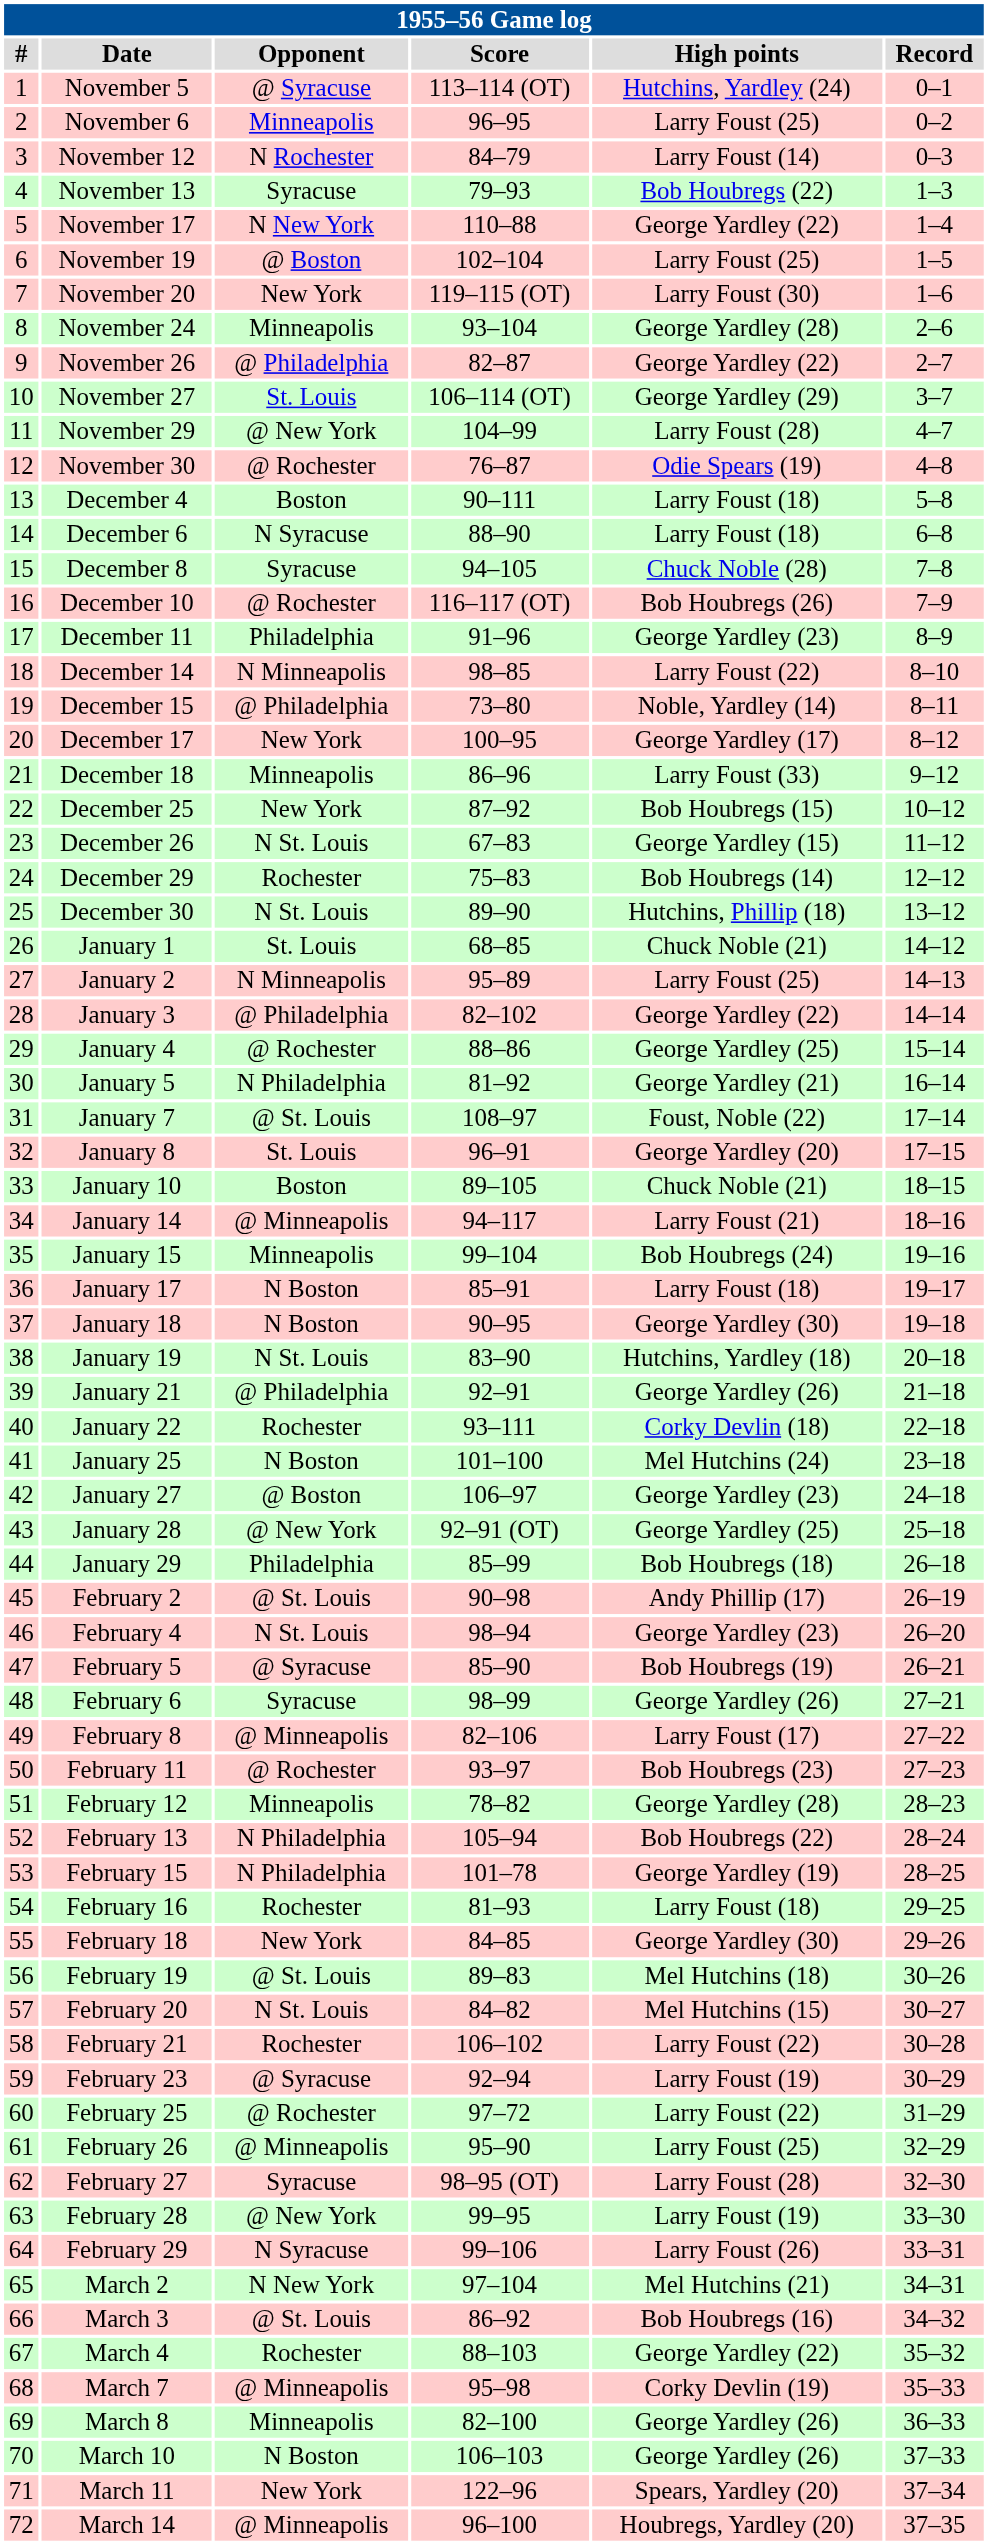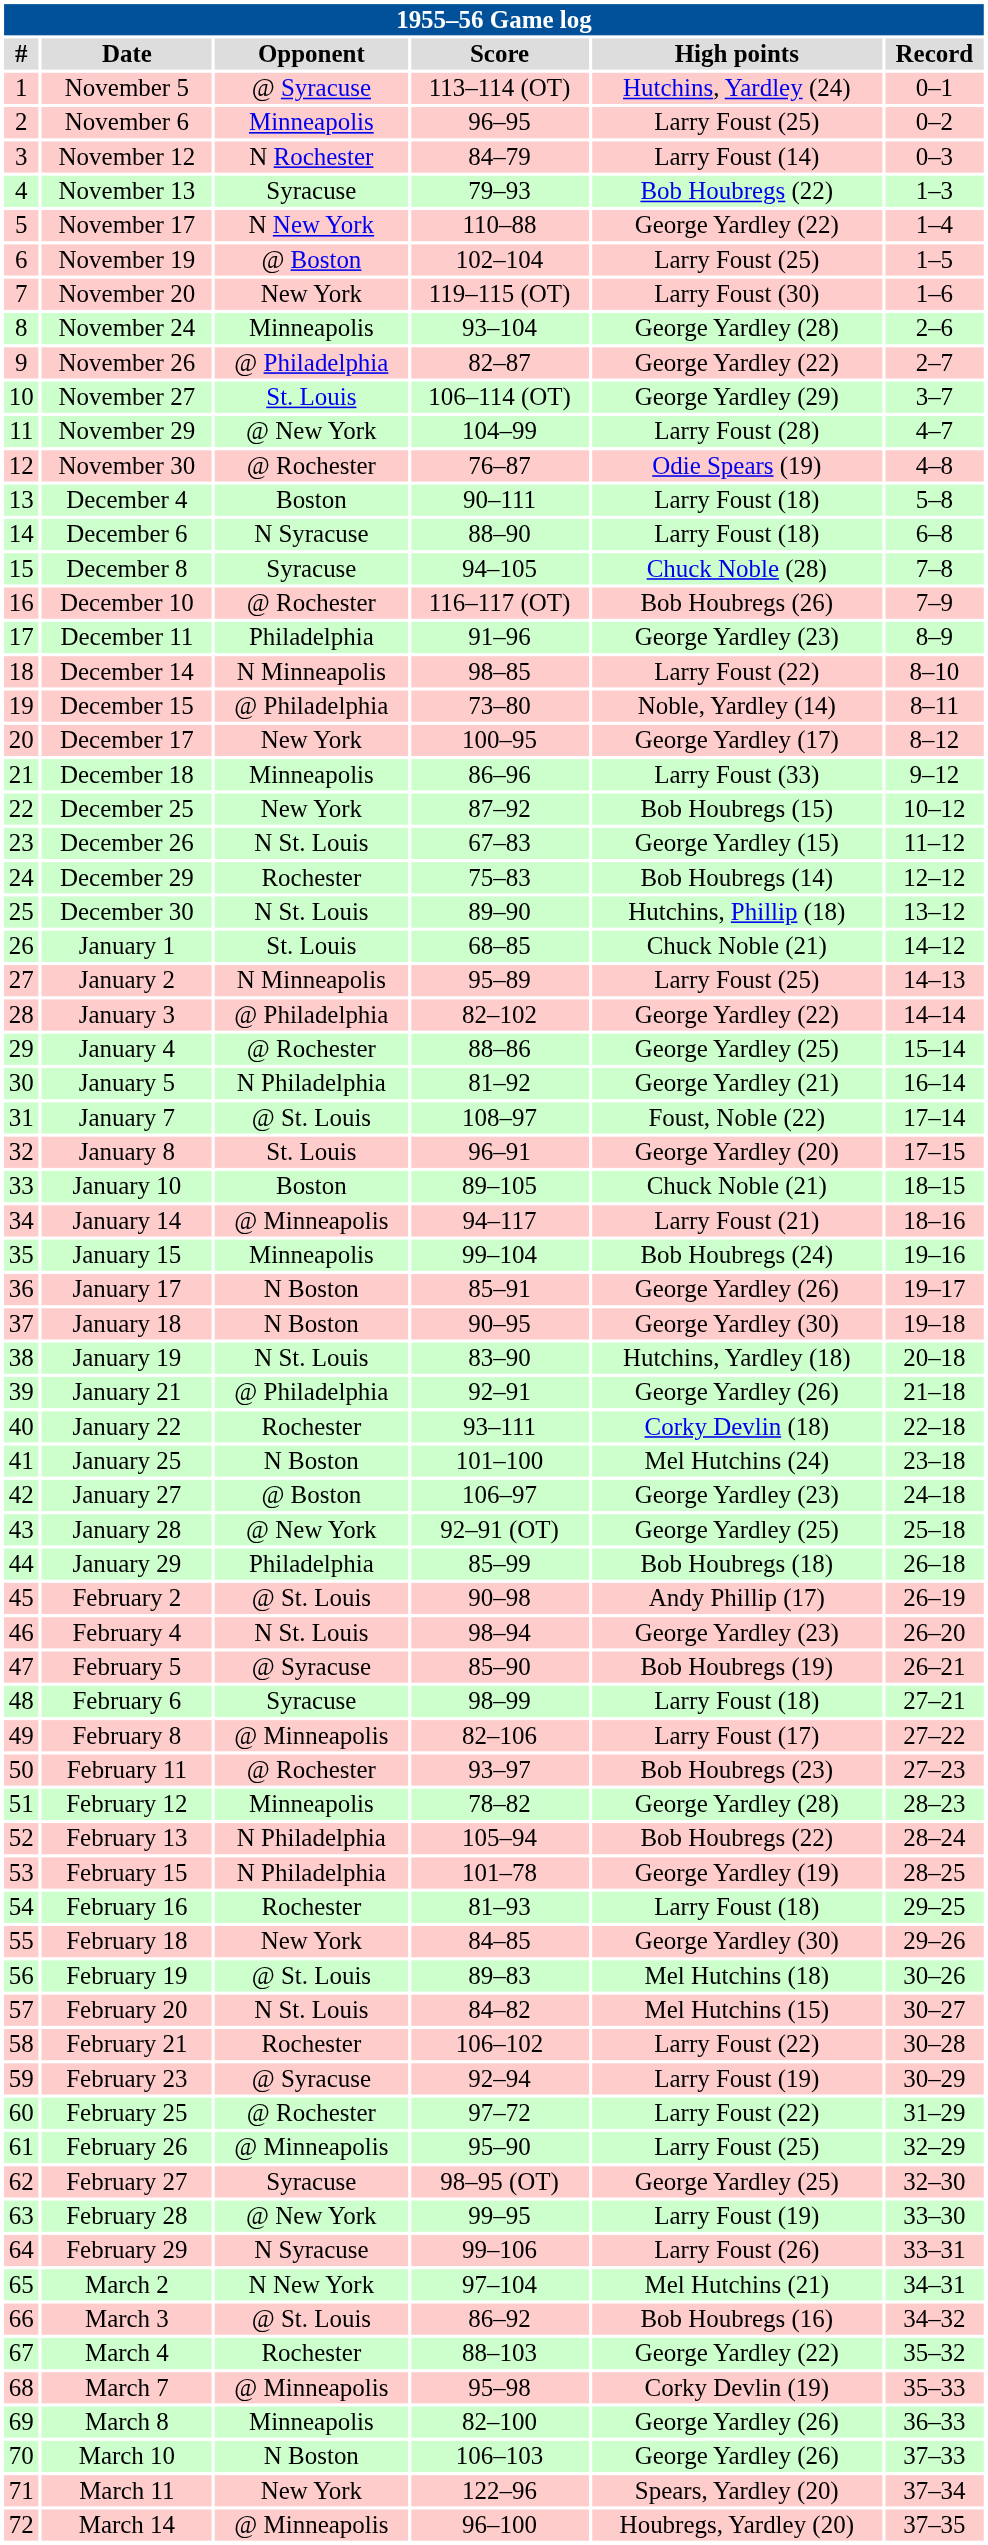(737, 1289) Larry Foust (18) -> (737, 1289) George Yardley (26)
(737, 1701) George Yardley (26) -> (737, 1701) Larry Foust (18)
(737, 2181) Larry Foust (28) -> (737, 2181) George Yardley (25)
